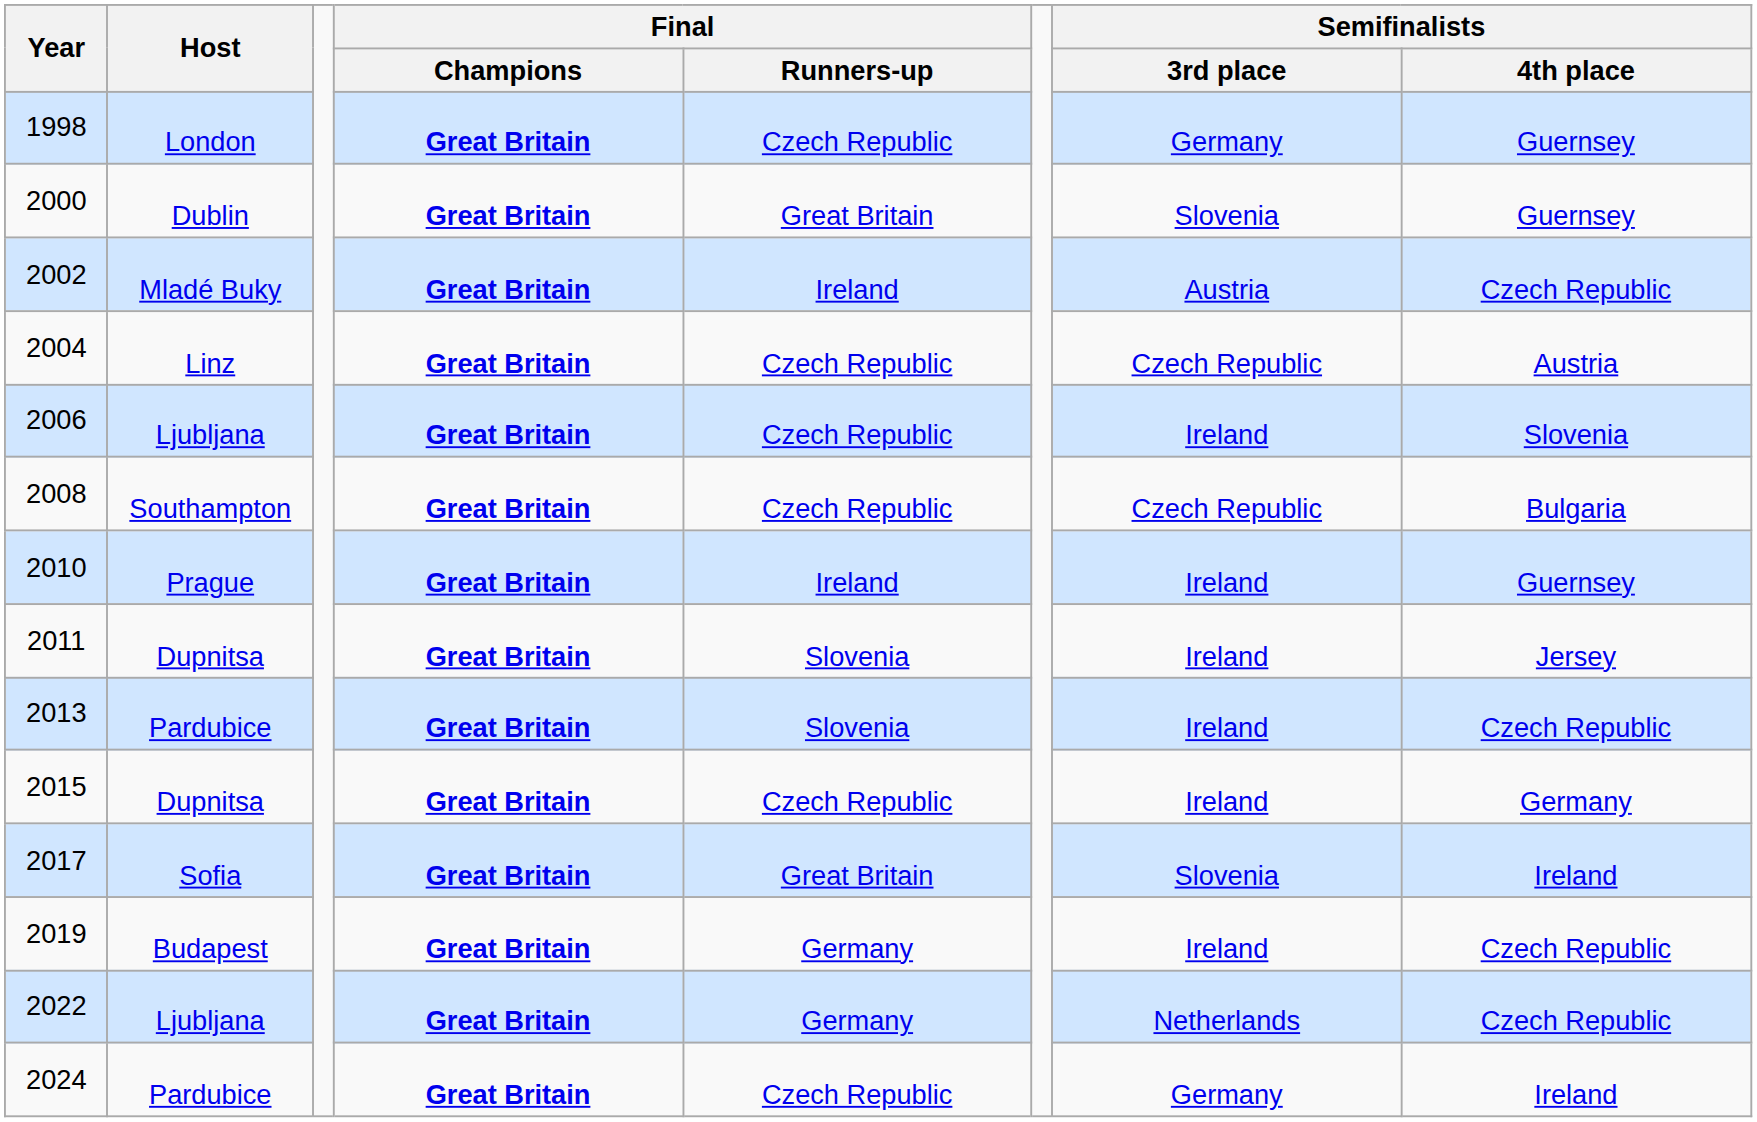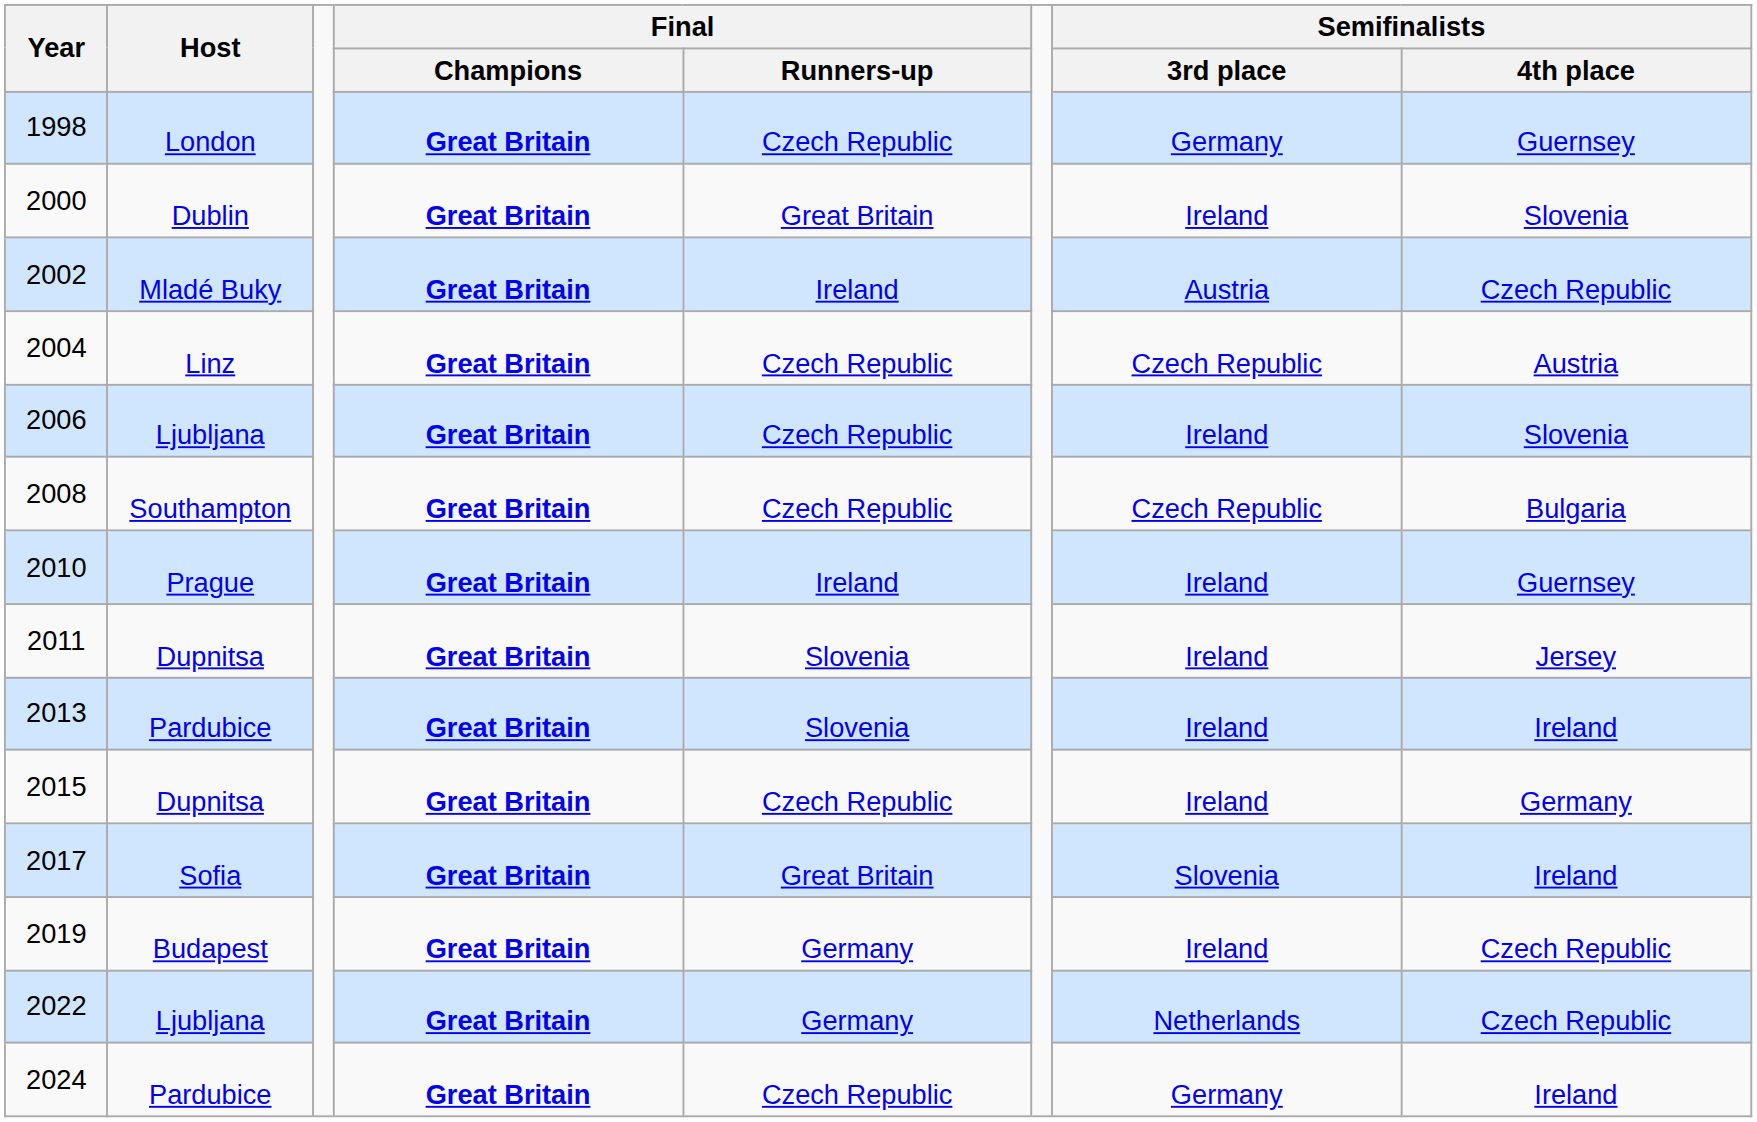(1227, 216) Slovenia -> (1227, 216) Ireland
(1576, 216) Guernsey -> (1576, 216) Slovenia
(1576, 729) Czech Republic -> (1576, 729) Ireland
